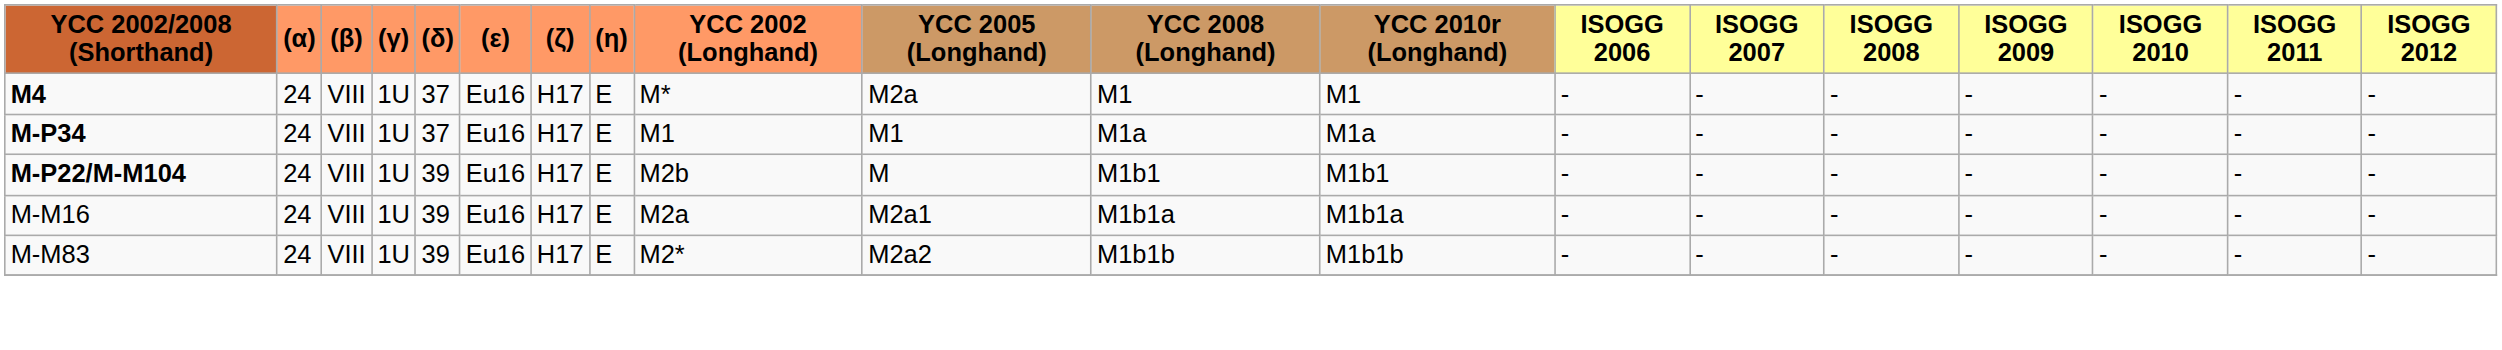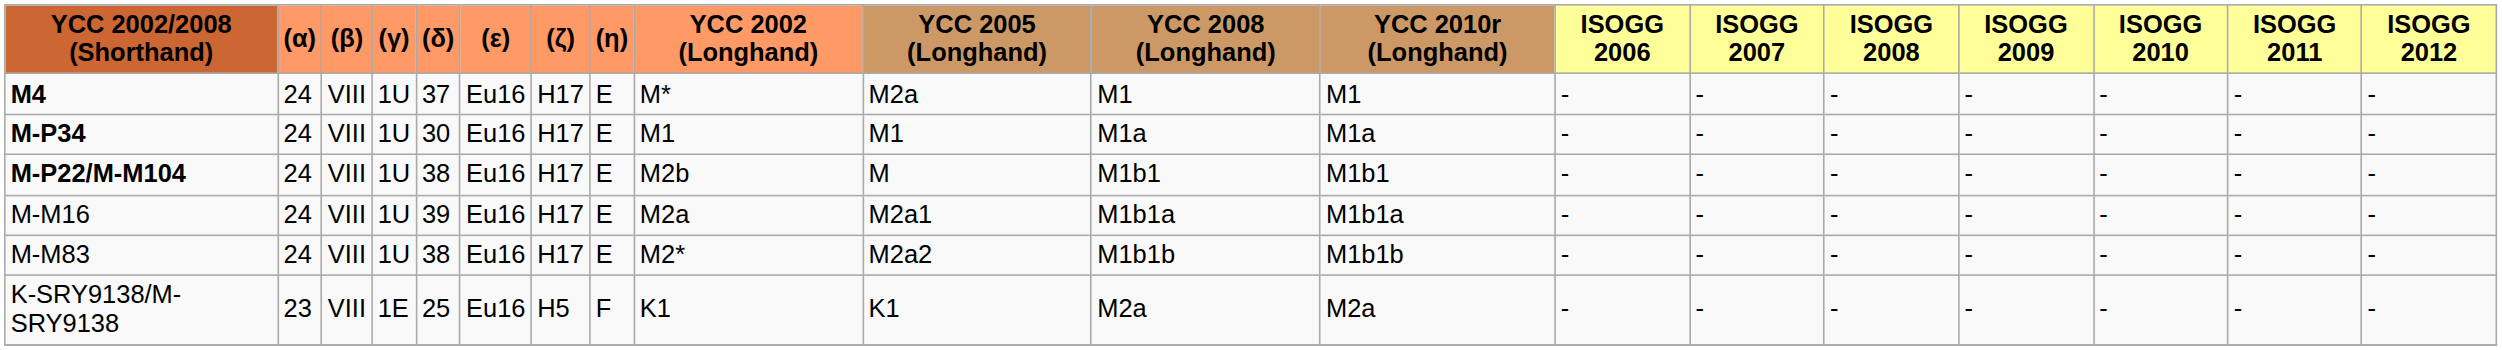(436, 133) 37 -> (436, 133) 30
(436, 174) 39 -> (436, 174) 38
(436, 255) 39 -> (436, 255) 38
+ row: (96, 309)
